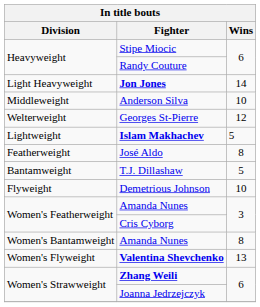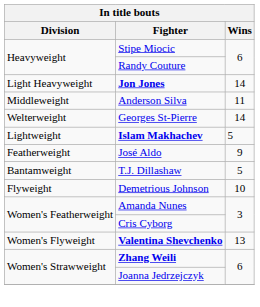(241, 100) 10 -> (240, 100) 11
(241, 118) 12 -> (240, 118) 14
(241, 153) 8 -> (240, 153) 9
- row: (61, 240)
